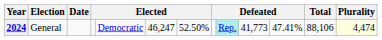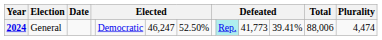(287, 27) 47.41% -> (287, 27) 39.41%
(320, 27) 88,106 -> (320, 27) 88,006
(364, 27) lightyellow background -> (364, 27) no background
